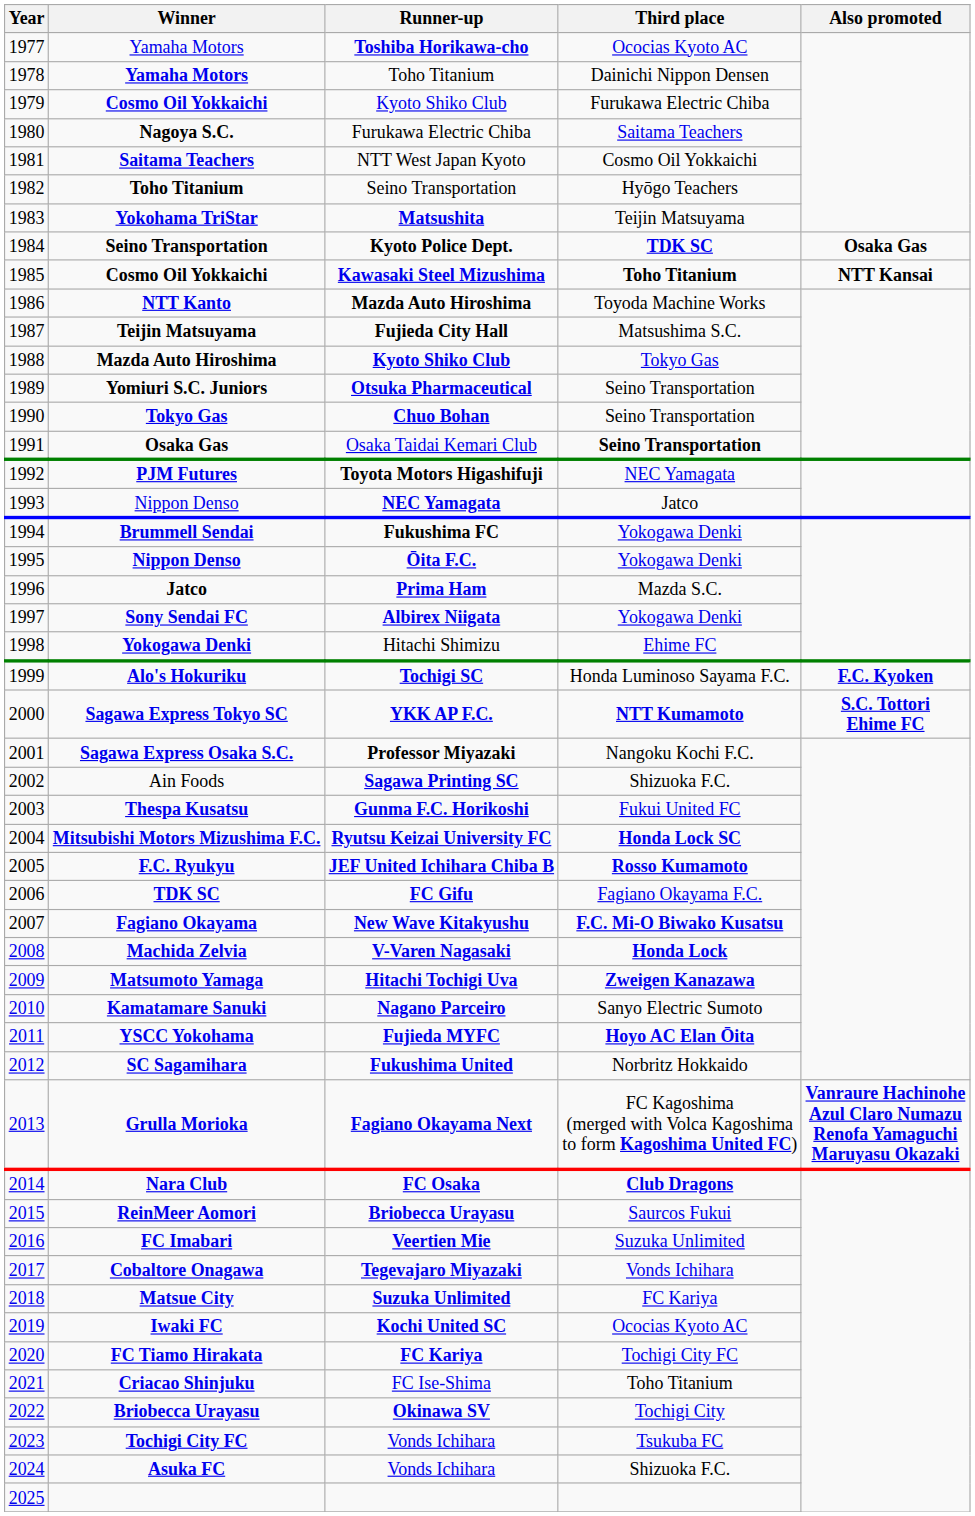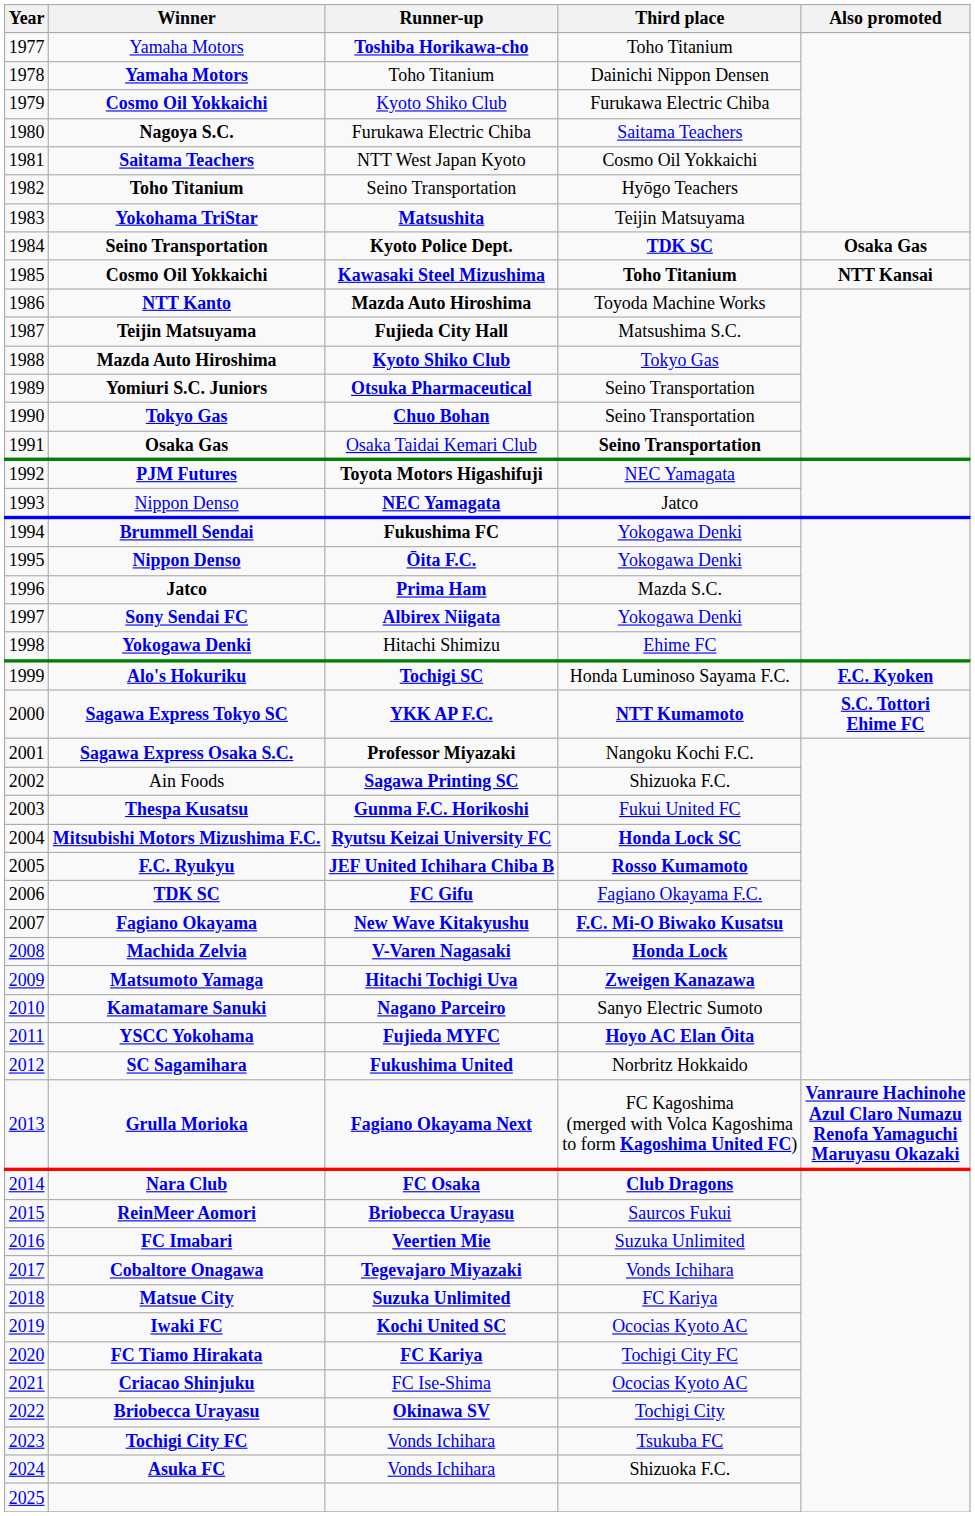(680, 47) Ococias Kyoto AC -> (680, 47) Toho Titanium
(680, 1383) Toho Titanium -> (680, 1383) Ococias Kyoto AC
